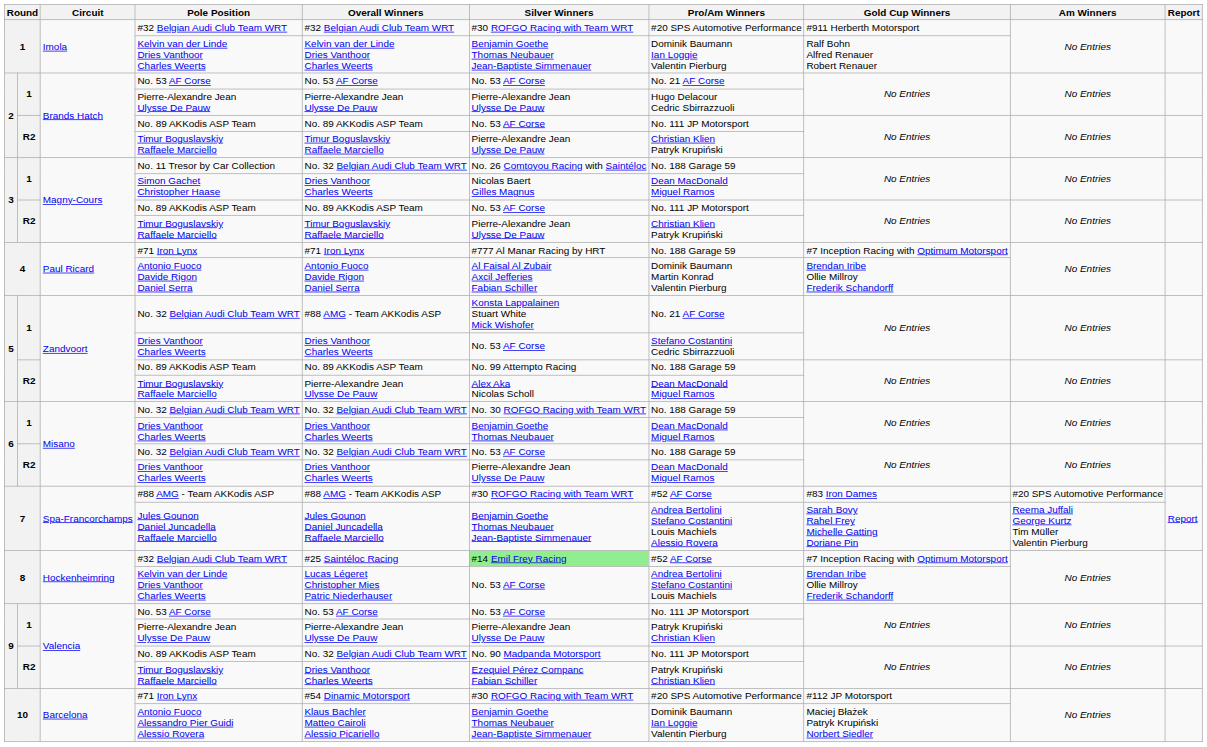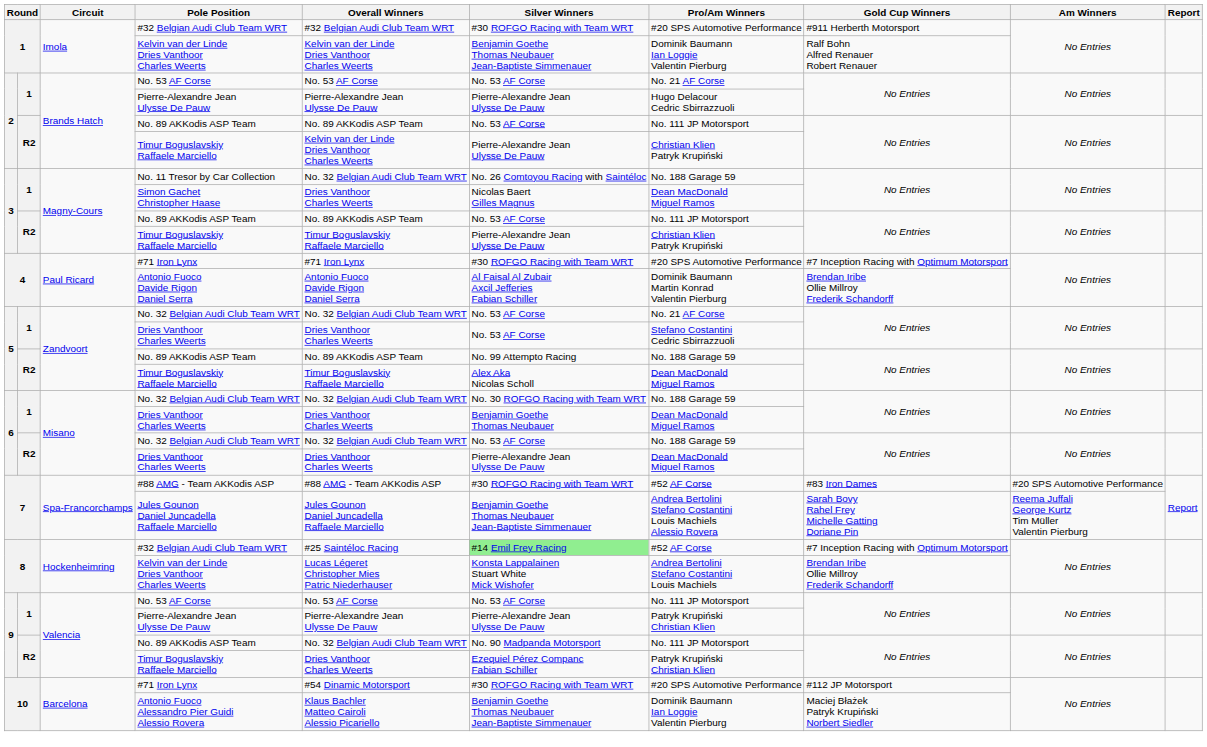(347, 144) Timur Boguslavskiy Raffaele Marciello -> (349, 149) Kelvin van der Linde Dries Vanthoor Charles Weerts
(538, 250) #777 Al Manar Racing by HRT -> (552, 261) #30 ROFGO Racing with Team WRT
(693, 250) No. 188 Garage 59 -> (726, 261) #20 SPS Automotive Performance
(373, 314) #88 AMG - Team AKKodis ASP -> (386, 314) No. 32 Belgian Audi Club Team WRT
(515, 314) Konsta Lappalainen Stuart White Mick Wishofer -> (508, 314) No. 53 AF Corse
(354, 388) Pierre-Alexandre Jean Ulysse De Pauw -> (347, 377) Timur Boguslavskiy Raffaele Marciello
(508, 584) No. 53 AF Corse -> (515, 574) Konsta Lappalainen Stuart White Mick Wishofer
